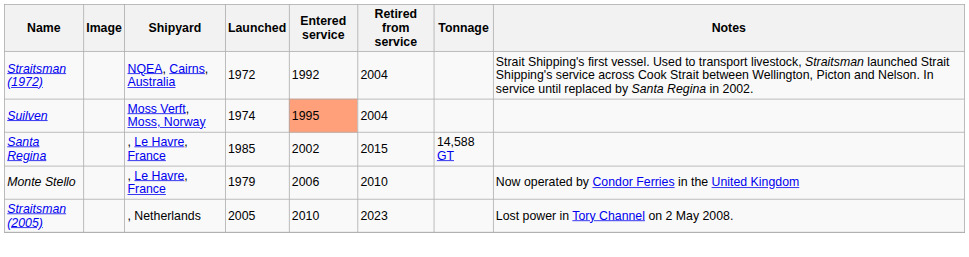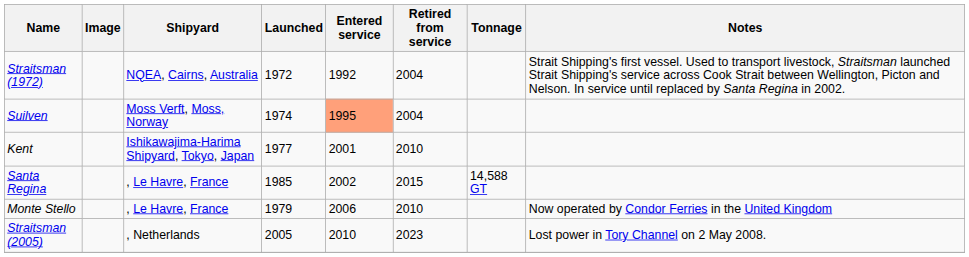+ row: (20, 149)
